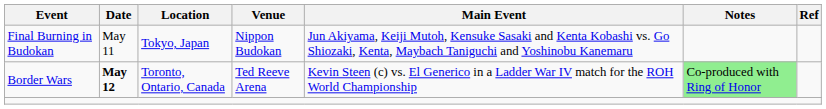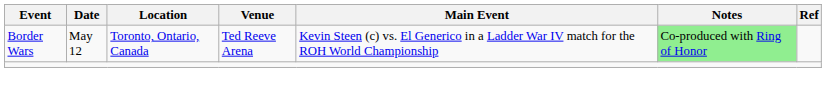- row: (50, 43)
(115, 79) bold -> (81, 43) normal
